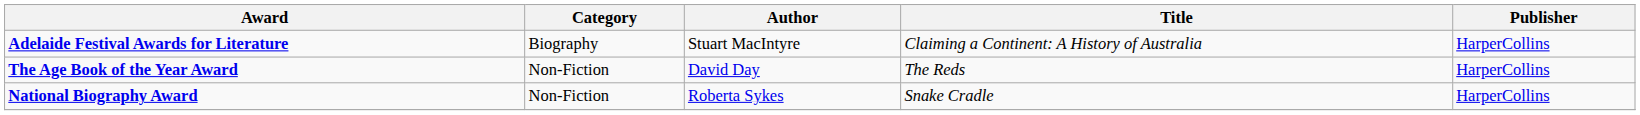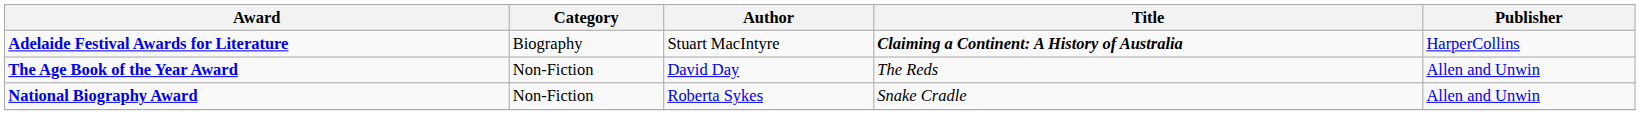(1053, 43) normal -> (1030, 43) bold
(1503, 69) HarperCollins -> (1483, 69) Allen and Unwin
(1503, 95) HarperCollins -> (1483, 95) Allen and Unwin
